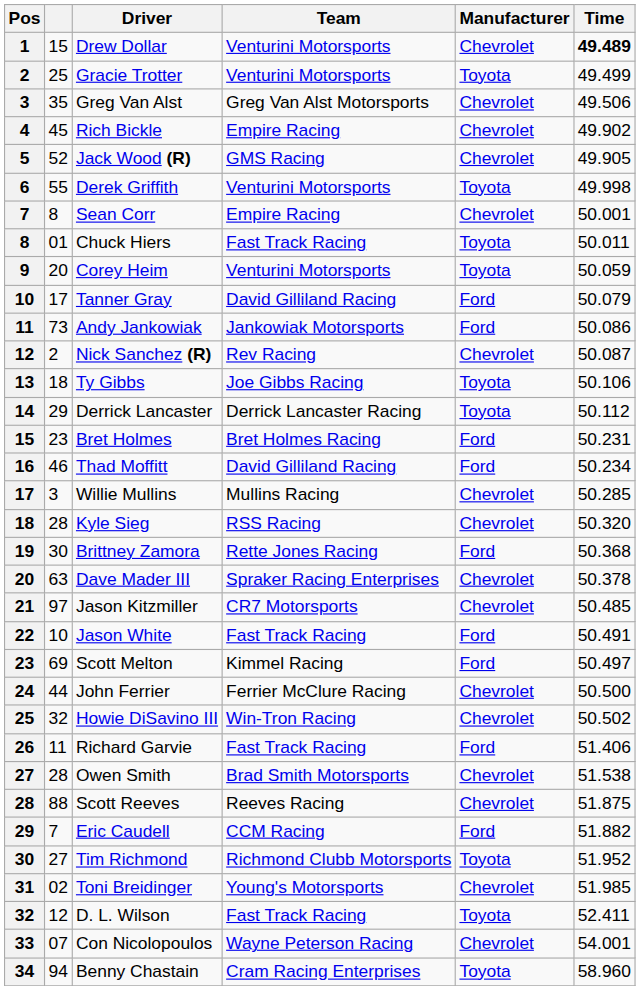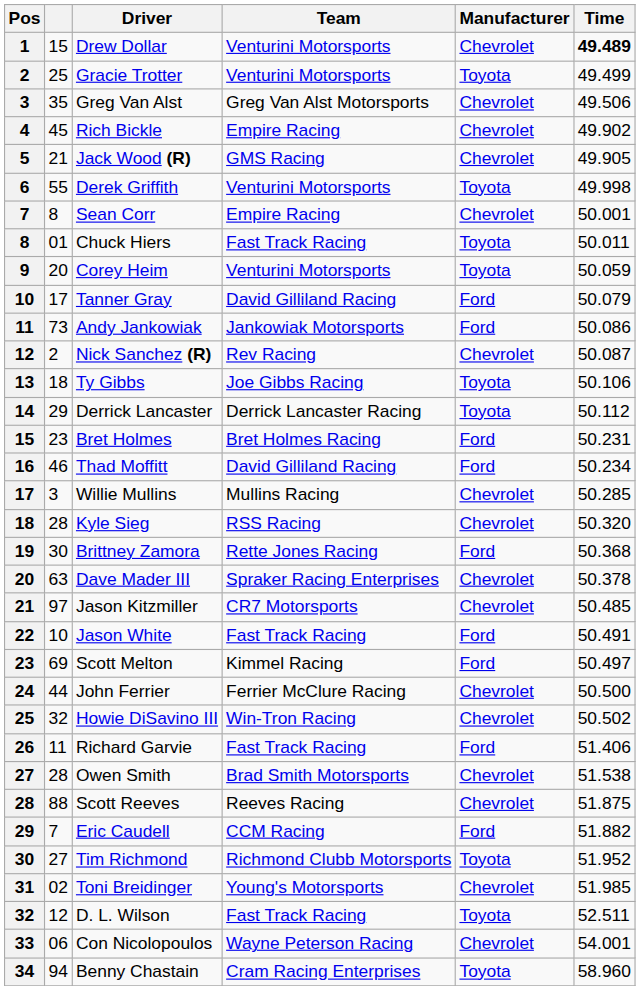(58, 158) 52 -> (58, 158) 21
(604, 915) 52.411 -> (604, 915) 52.511
(58, 943) 07 -> (58, 943) 06
